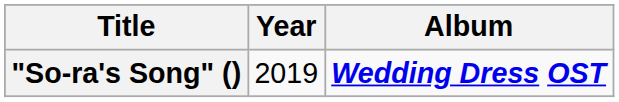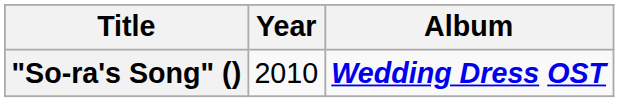(286, 72) 2019 -> (286, 72) 2010
